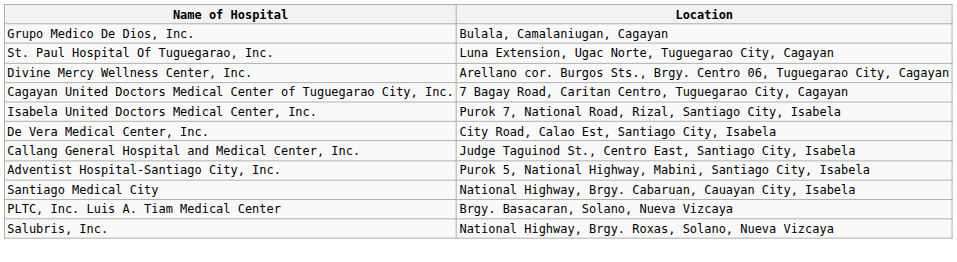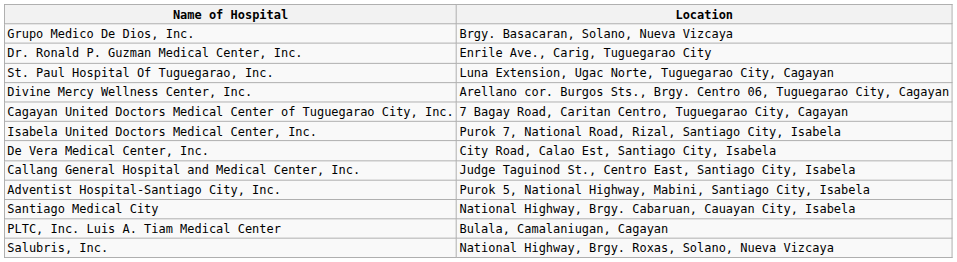(564, 34) Bulala, Camalaniugan, Cagayan -> (596, 34) Brgy. Basacaran, Solano, Nueva Vizcaya
+ row: (155, 53)
(596, 209) Brgy. Basacaran, Solano, Nueva Vizcaya -> (564, 229) Bulala, Camalaniugan, Cagayan
